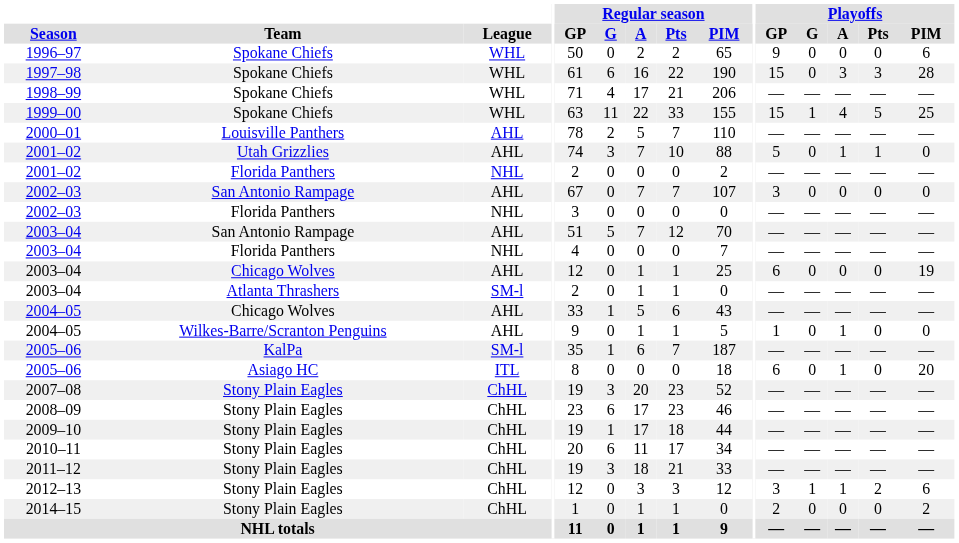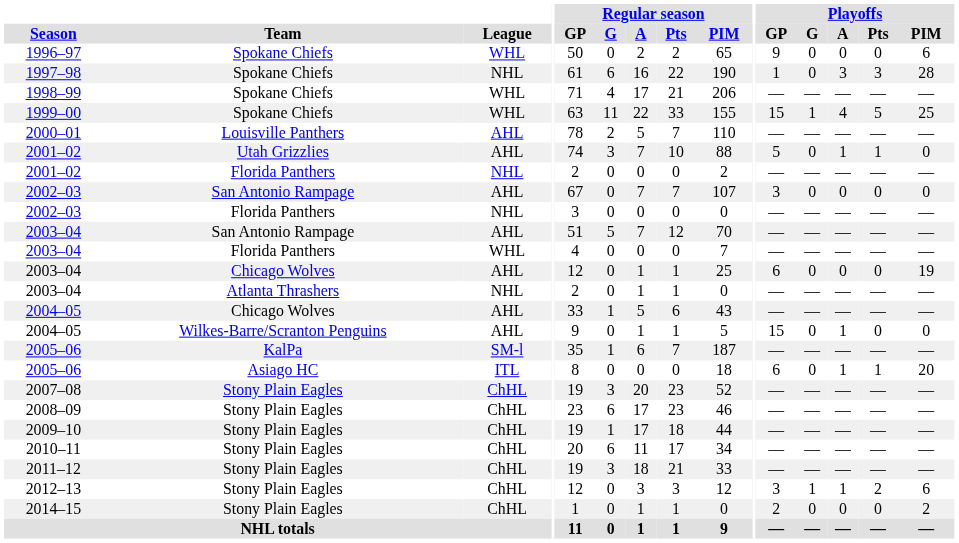(507, 73) WHL -> (507, 73) NHL
(776, 73) 15 -> (776, 73) 1
(507, 251) NHL -> (507, 251) WHL
(507, 291) SM-l -> (507, 291) NHL
(776, 330) 1 -> (776, 330) 15
(878, 370) 0 -> (878, 370) 1
